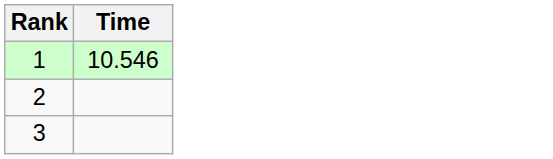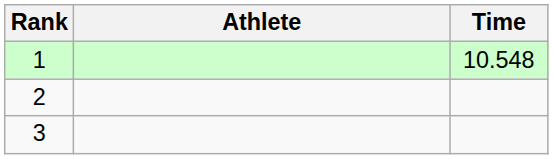+ column: (262, 23)
(123, 60) 10.546 -> (499, 60) 10.548
